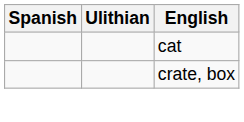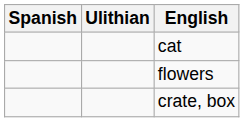+ row: (186, 74)
